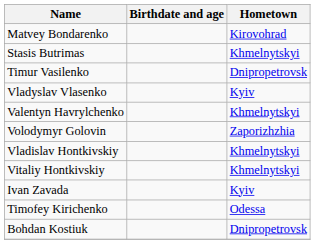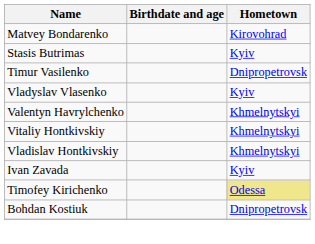(265, 53) Khmelnytskyi -> (242, 53) Kyiv
- row: (57, 131)
rows swapped: (56, 170) <-> (63, 151)
(248, 209) no background -> (248, 190) khaki background
